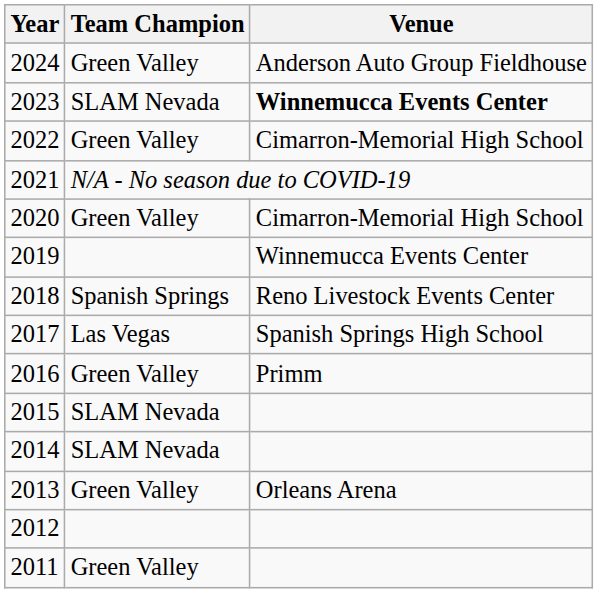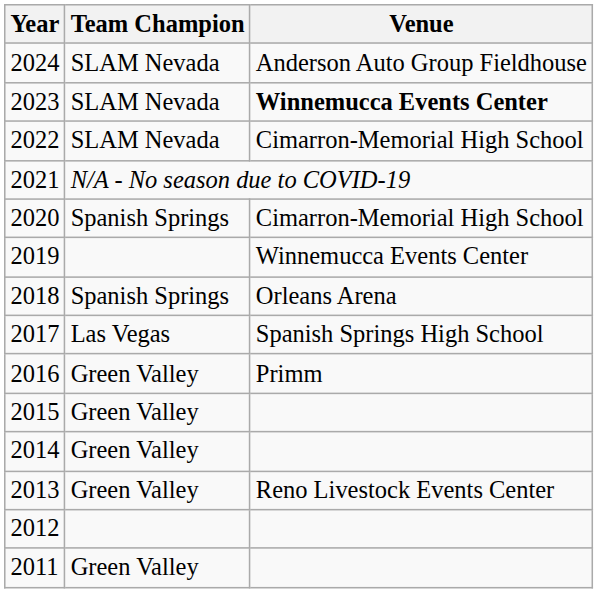(135, 62) Green Valley -> (145, 62) SLAM Nevada
(135, 140) Green Valley -> (145, 140) SLAM Nevada
(135, 218) Green Valley -> (150, 218) Spanish Springs
(405, 295) Reno Livestock Events Center -> (326, 295) Orleans Arena
(145, 412) SLAM Nevada -> (135, 412) Green Valley
(145, 450) SLAM Nevada -> (135, 450) Green Valley
(326, 489) Orleans Arena -> (405, 489) Reno Livestock Events Center
